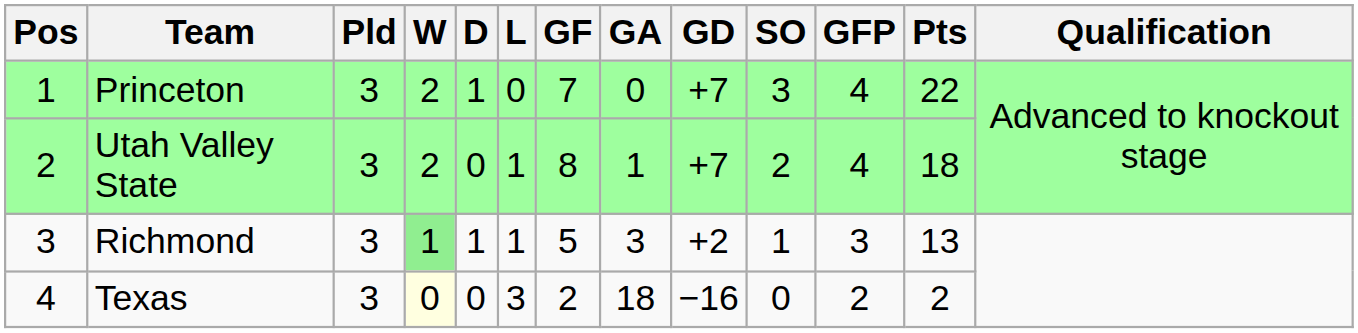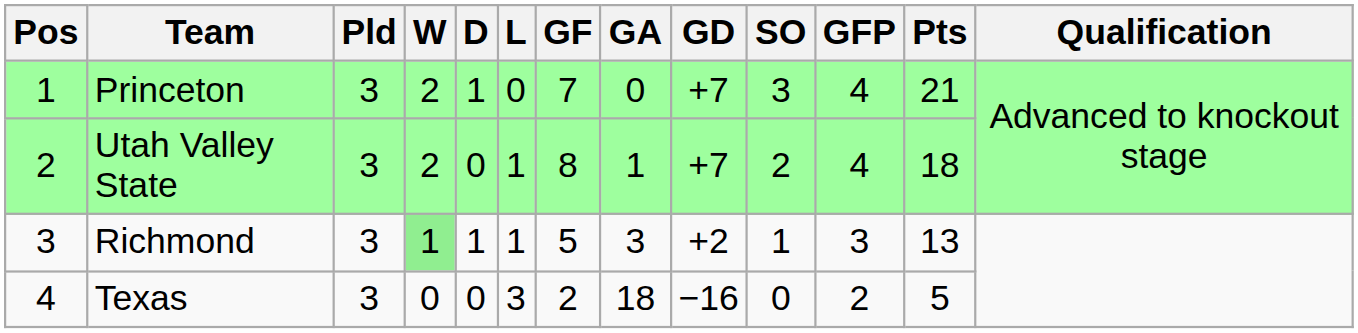(940, 88) 22 -> (940, 88) 21
(430, 297) lightyellow background -> (430, 297) no background
(940, 297) 2 -> (940, 297) 5
